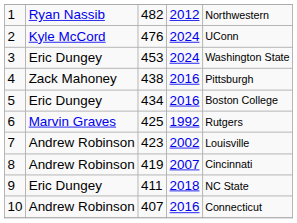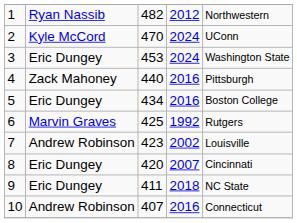(152, 36) 476 -> (152, 36) 470
(152, 79) 438 -> (152, 79) 440
(82, 164) Andrew Robinson -> (65, 164) Eric Dungey
(152, 164) 419 -> (152, 164) 420
